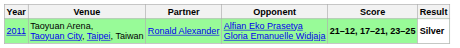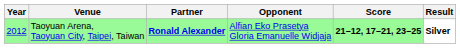(16, 31) 2011 -> (17, 31) 2012
(184, 31) normal -> (187, 31) bold
